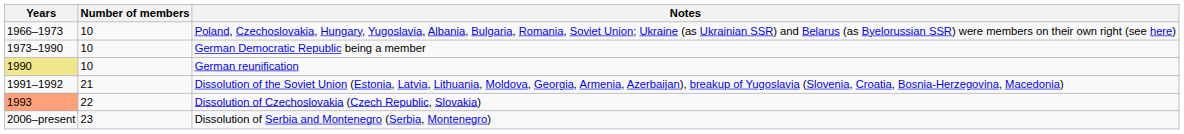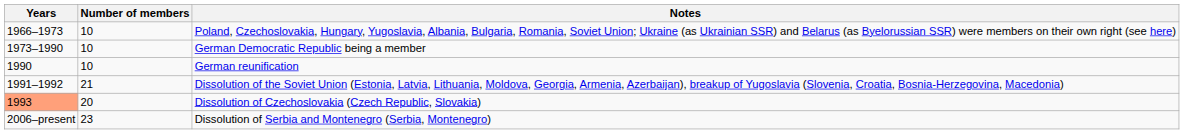(19, 66) khaki background -> (19, 66) no background
(87, 102) 22 -> (87, 102) 20
